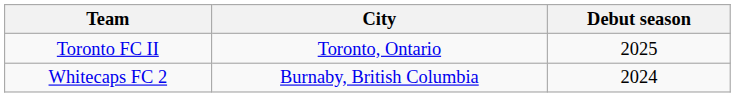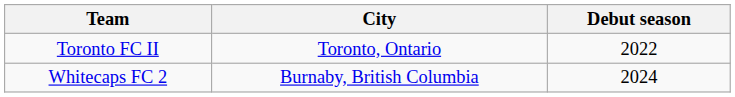(639, 48) 2025 -> (639, 48) 2022
